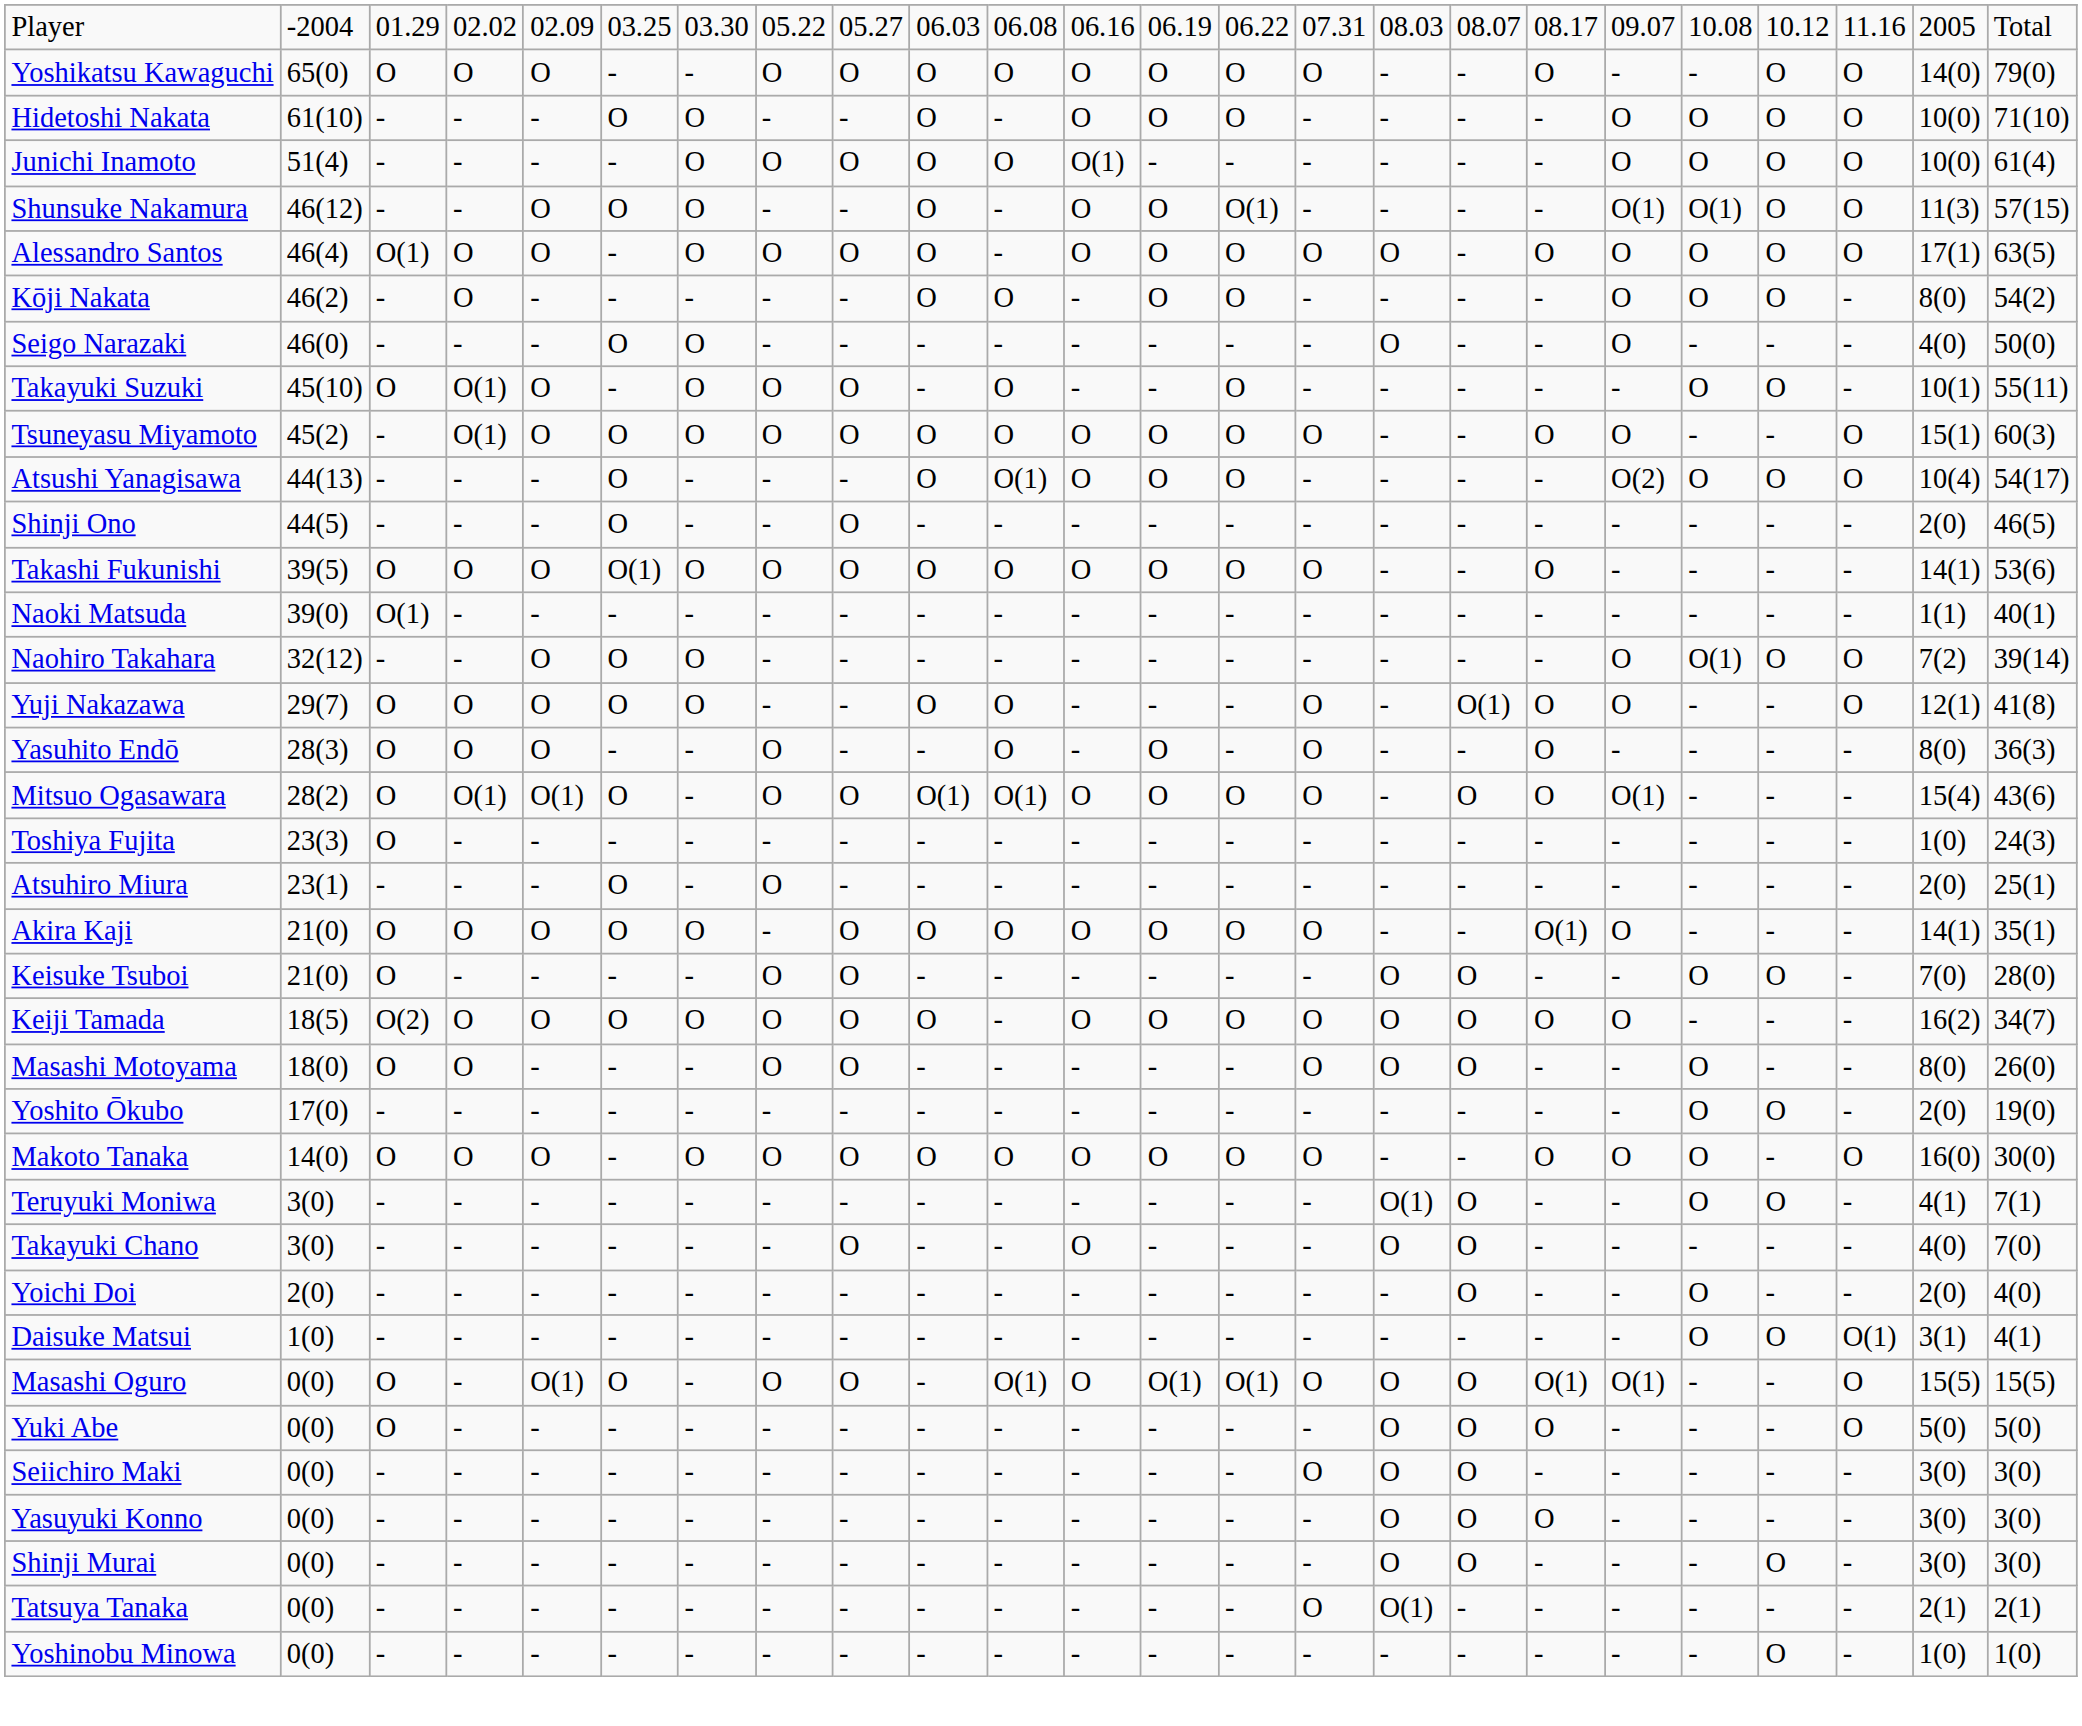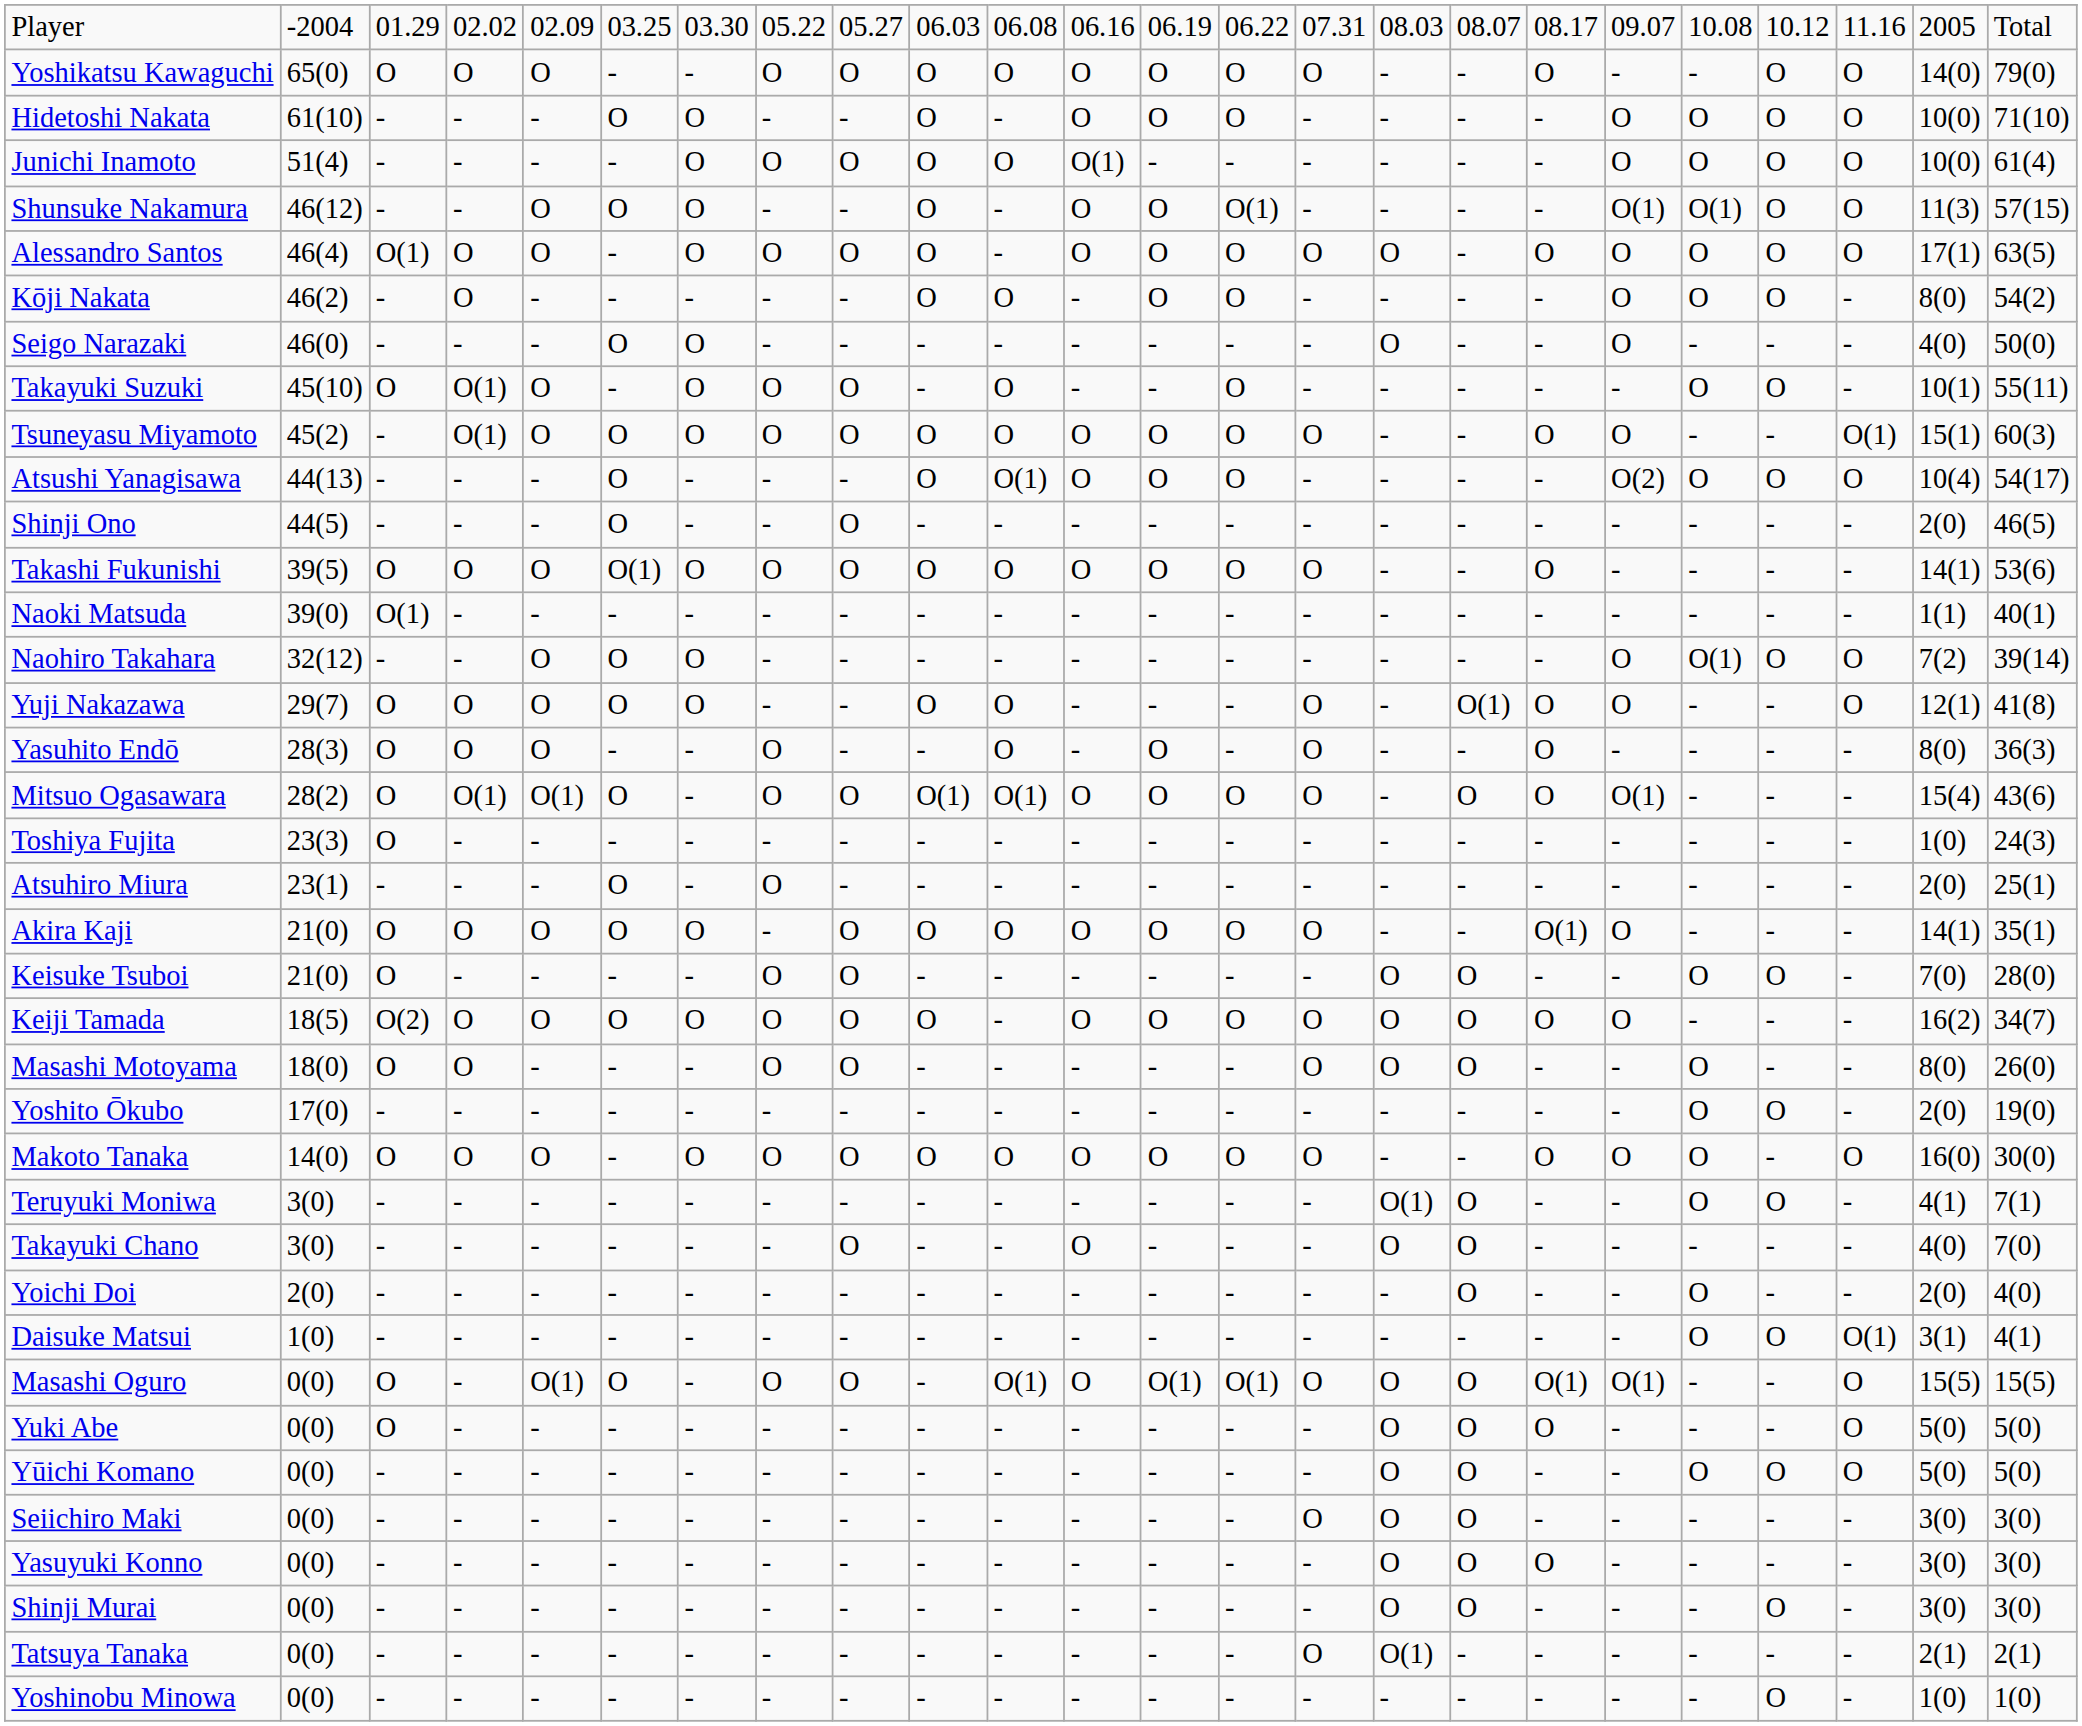(1853, 433) O -> (1870, 433) O(1)
+ row: (103, 1472)
